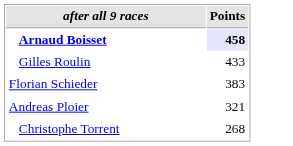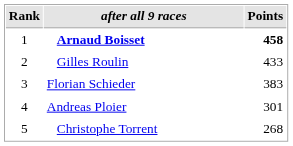+ column: (24, 16)
(235, 39) lavender background -> (273, 39) no background
(235, 106) 321 -> (273, 106) 301
